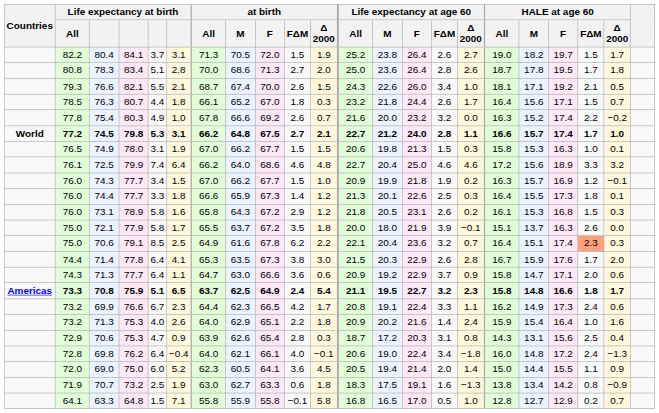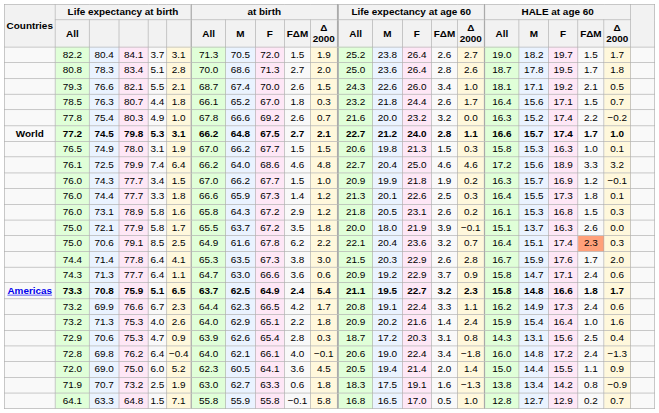(591, 275) 2.0 -> (591, 275) 2.4
